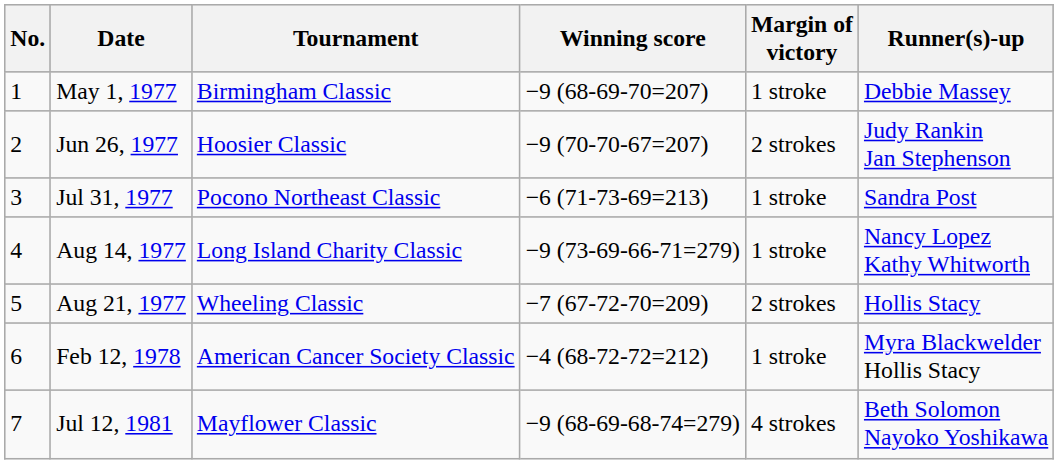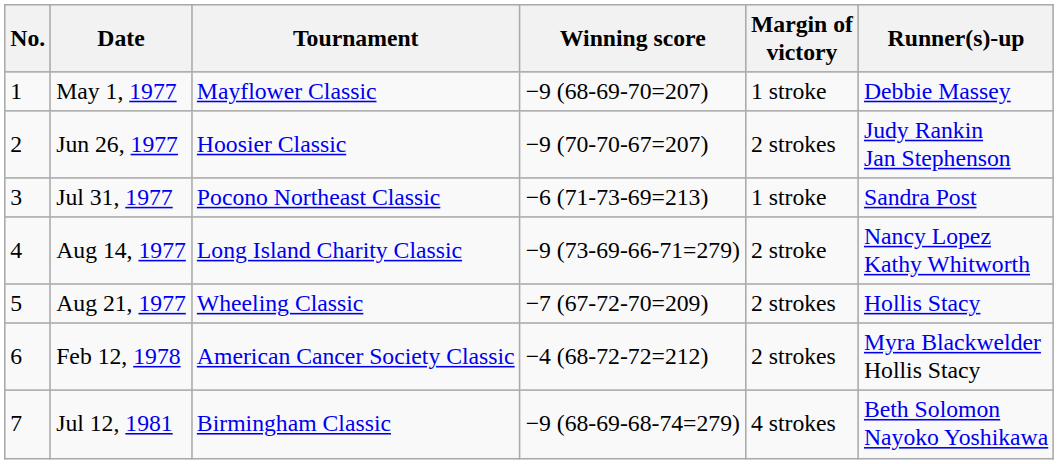(294, 91) Birmingham Classic -> (287, 91) Mayflower Classic
(789, 250) 1 stroke -> (789, 250) 2 stroke
(789, 357) 1 stroke -> (793, 357) 2 strokes
(287, 424) Mayflower Classic -> (294, 424) Birmingham Classic
